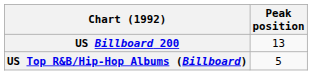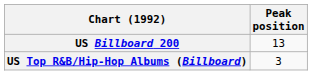(278, 61) 5 -> (278, 61) 3
